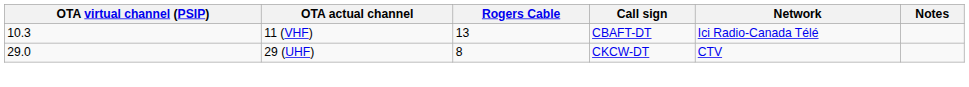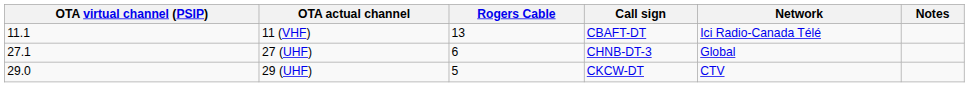(19, 33) 10.3 -> (19, 33) 11.1
+ row: (287, 52)
(459, 52) 8 -> (455, 71) 5
